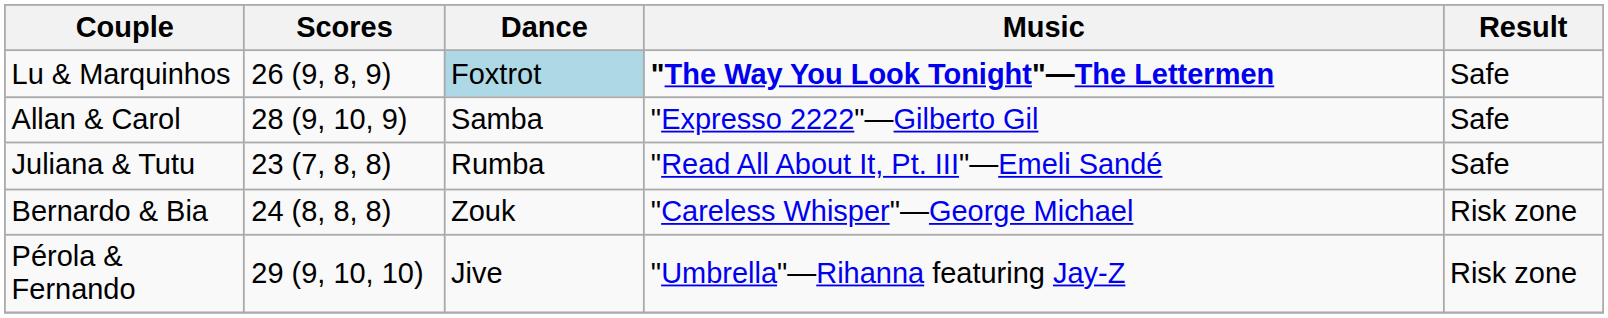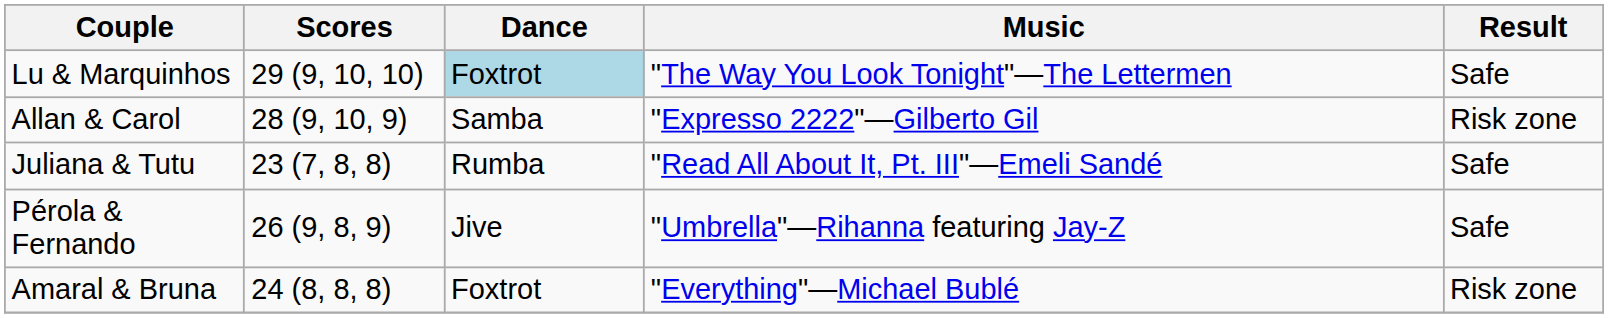(321, 73) 26 (9, 8, 9) -> (337, 73) 29 (9, 10, 10)
(963, 73) bold -> (941, 73) normal
(1480, 119) Safe -> (1514, 119) Risk zone
- row: (110, 211)
(337, 273) 29 (9, 10, 10) -> (321, 227) 26 (9, 8, 9)
(1514, 273) Risk zone -> (1480, 227) Safe
+ row: (114, 289)
